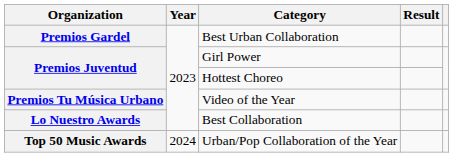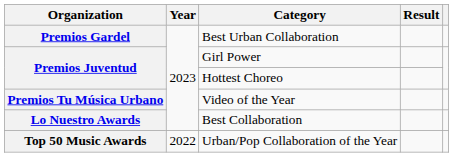(183, 141) 2024 -> (183, 141) 2022
